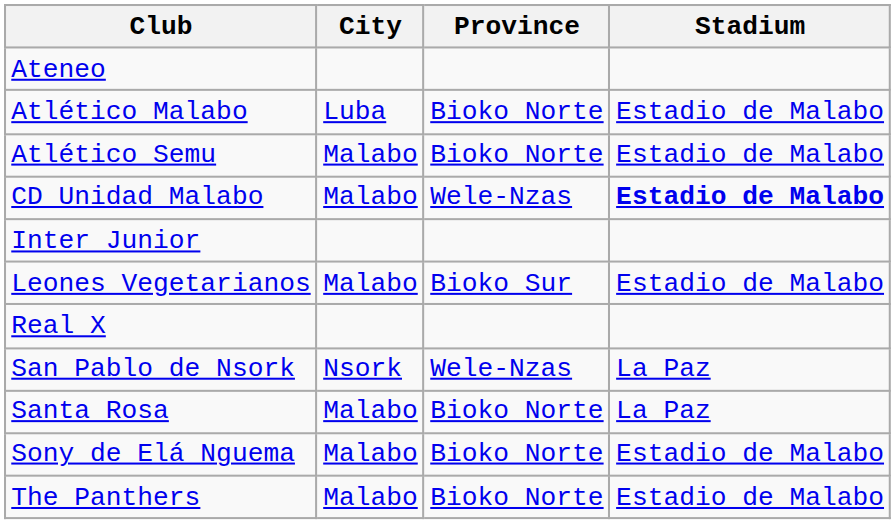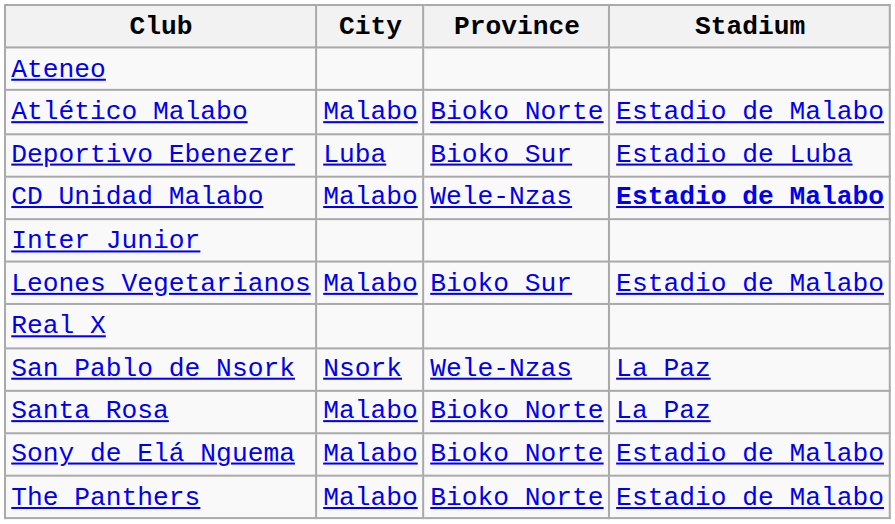(355, 112) Luba -> (370, 112) Malabo
- row: (114, 155)
+ row: (153, 155)
